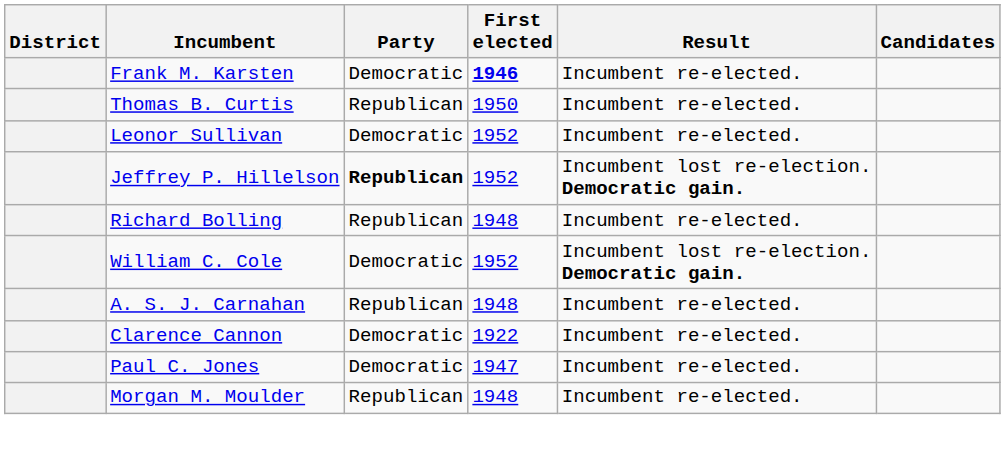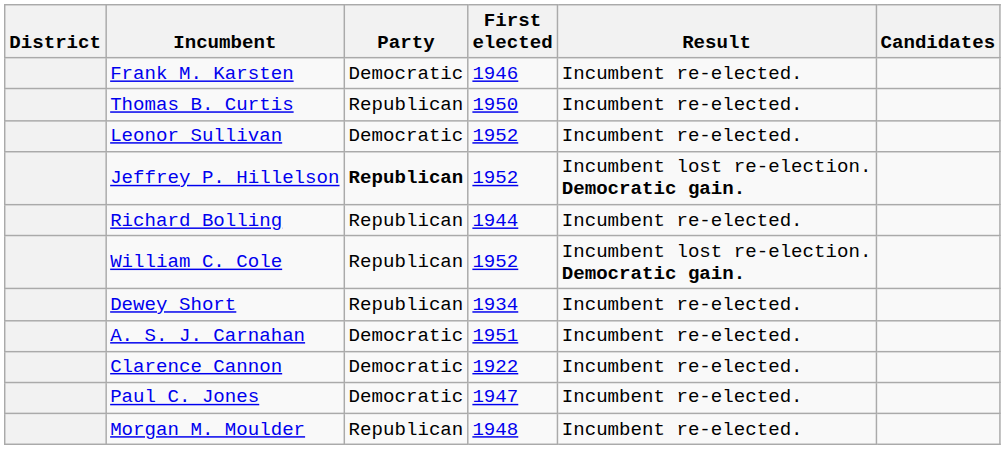(495, 74) bold -> (495, 74) normal
(495, 220) 1948 -> (495, 220) 1944
(406, 262) Democratic -> (406, 262) Republican
+ row: (173, 304)
(406, 304) Republican -> (406, 336) Democratic
(495, 304) 1948 -> (495, 336) 1951
